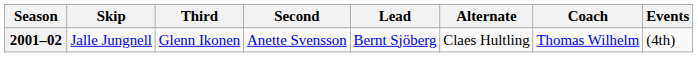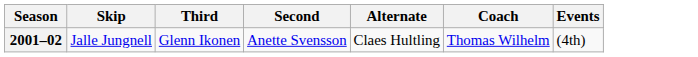- column: (395, 16)
